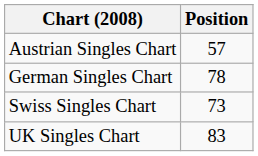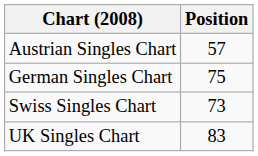(217, 77) 78 -> (217, 77) 75
